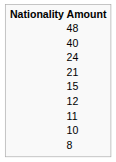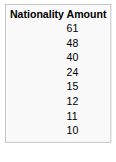+ row: (72, 29)
- row: (72, 72)
- row: (70, 145)
